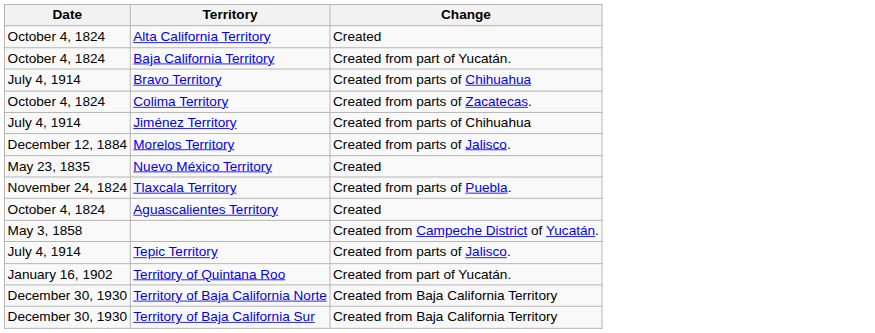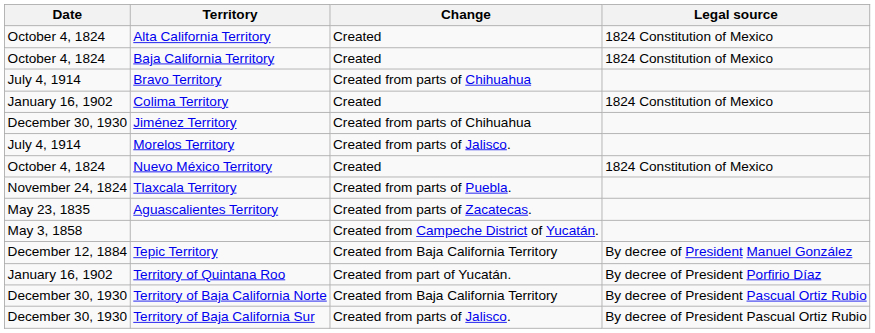+ column: (736, 15)
(422, 58) Created from part of Yucatán. -> (357, 58) Created
(56, 101) October 4, 1824 -> (60, 101) January 16, 1902
(432, 101) Created from parts of Zacatecas. -> (357, 101) Created
(44, 123) July 4, 1914 -> (67, 123) December 30, 1930
(67, 144) December 12, 1884 -> (44, 144) July 4, 1914
(49, 166) May 23, 1835 -> (56, 166) October 4, 1824
(56, 209) October 4, 1824 -> (49, 209) May 23, 1835
(357, 209) Created -> (432, 209) Created from parts of Zacatecas.
(44, 252) July 4, 1914 -> (67, 252) December 12, 1884
(422, 252) Created from parts of Jalisco. -> (445, 252) Created from Baja California Territory
(445, 317) Created from Baja California Territory -> (422, 317) Created from parts of Jalisco.
